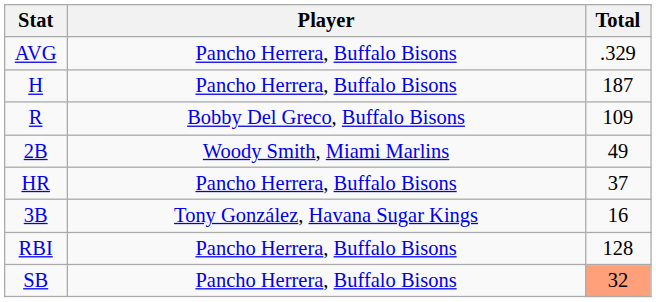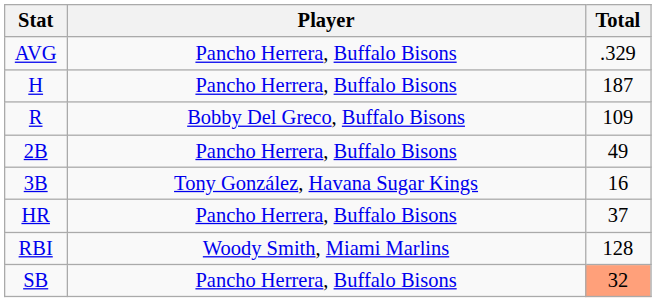(326, 150) Woody Smith, Miami Marlins -> (326, 150) Pancho Herrera, Buffalo Bisons
rows swapped: (36, 215) <-> (36, 183)
(326, 248) Pancho Herrera, Buffalo Bisons -> (326, 248) Woody Smith, Miami Marlins
